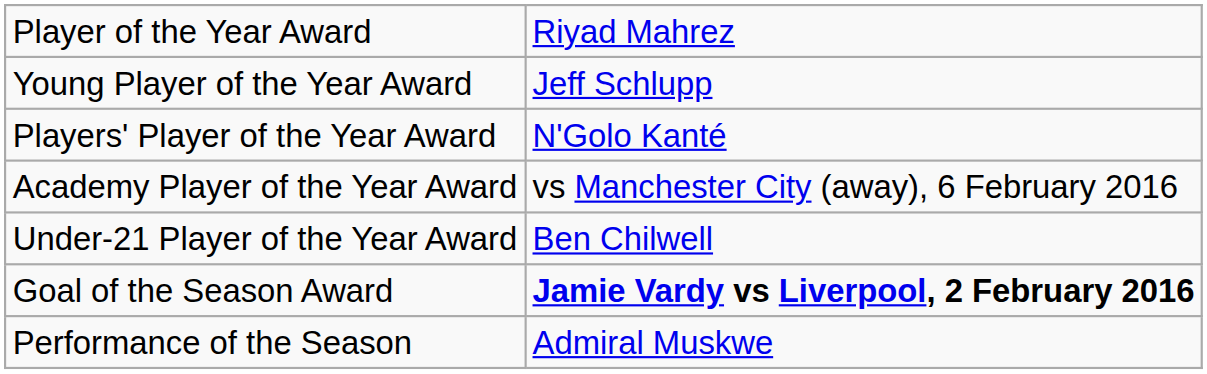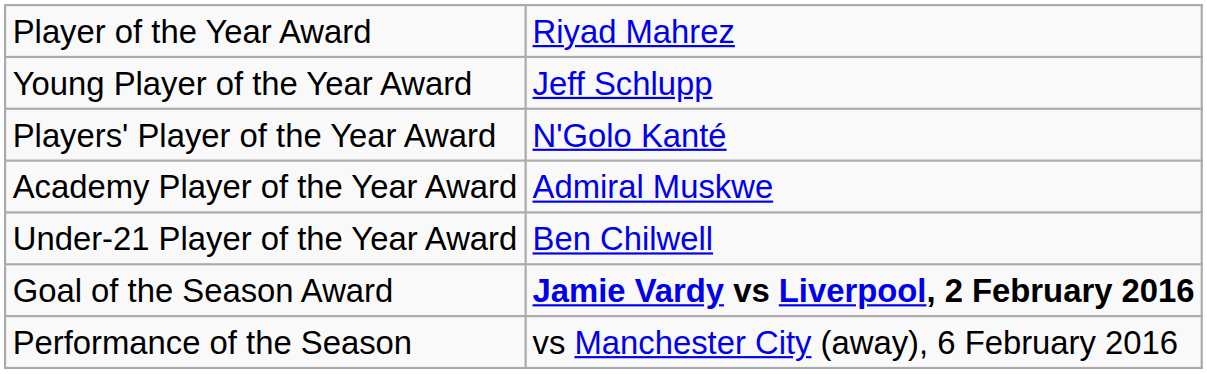(855, 187) vs Manchester City (away), 6 February 2016 -> (653, 187) Admiral Muskwe
(653, 343) Admiral Muskwe -> (855, 343) vs Manchester City (away), 6 February 2016
